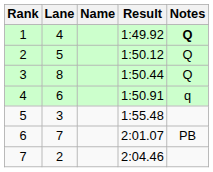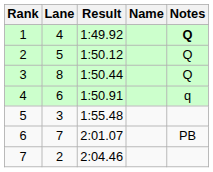columns swapped: (98, 14) <-> (142, 14)
